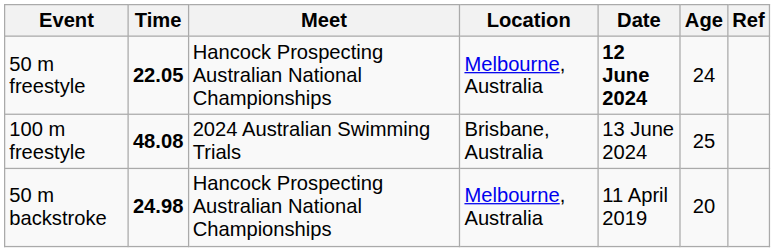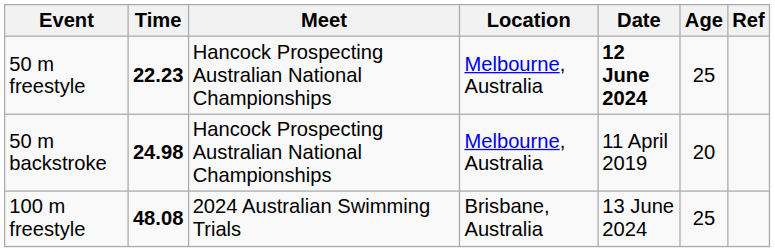(158, 75) 22.05 -> (158, 75) 22.23
(704, 75) 24 -> (704, 75) 25
rows swapped: (47, 141) <-> (58, 207)
